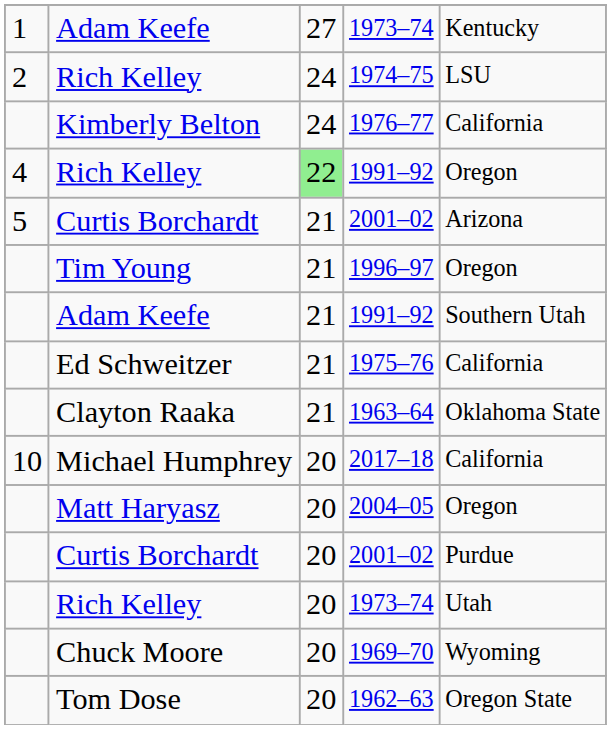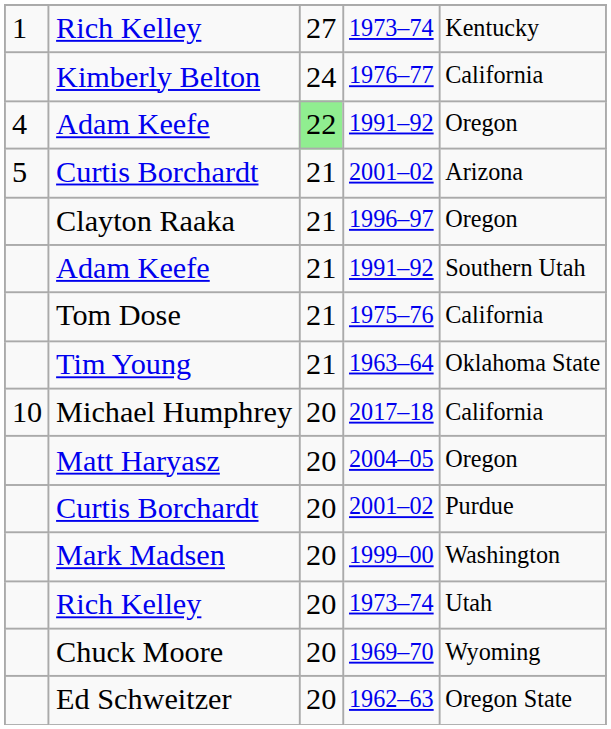(133, 28) Adam Keefe -> (129, 28) Rich Kelley
- row: (19, 76)
(129, 172) Rich Kelley -> (133, 124) Adam Keefe
(124, 268) Tim Young -> (146, 220) Clayton Raaka
(144, 364) Ed Schweitzer -> (118, 316) Tom Dose
(146, 412) Clayton Raaka -> (124, 364) Tim Young
+ row: (27, 556)
(118, 699) Tom Dose -> (144, 699) Ed Schweitzer
